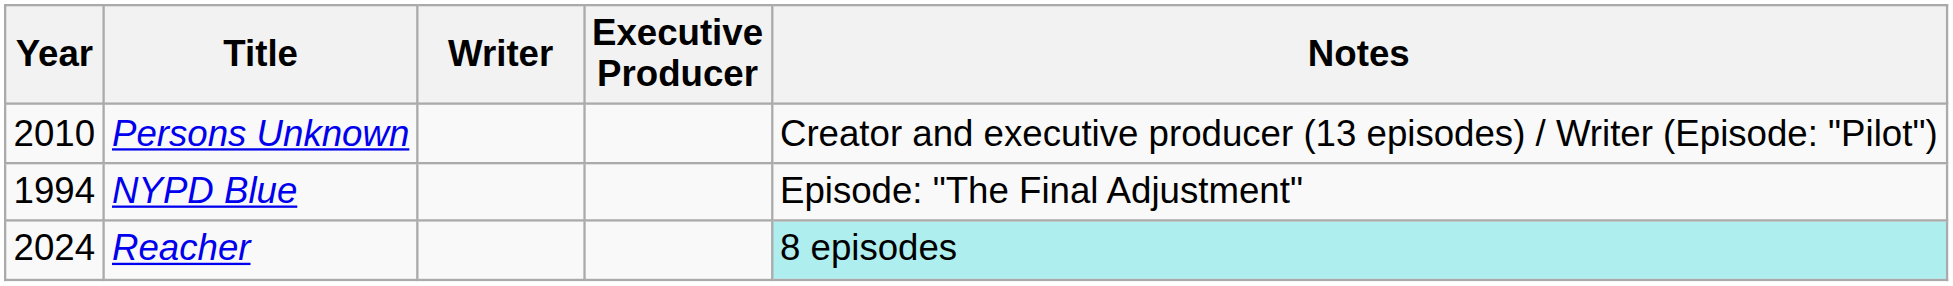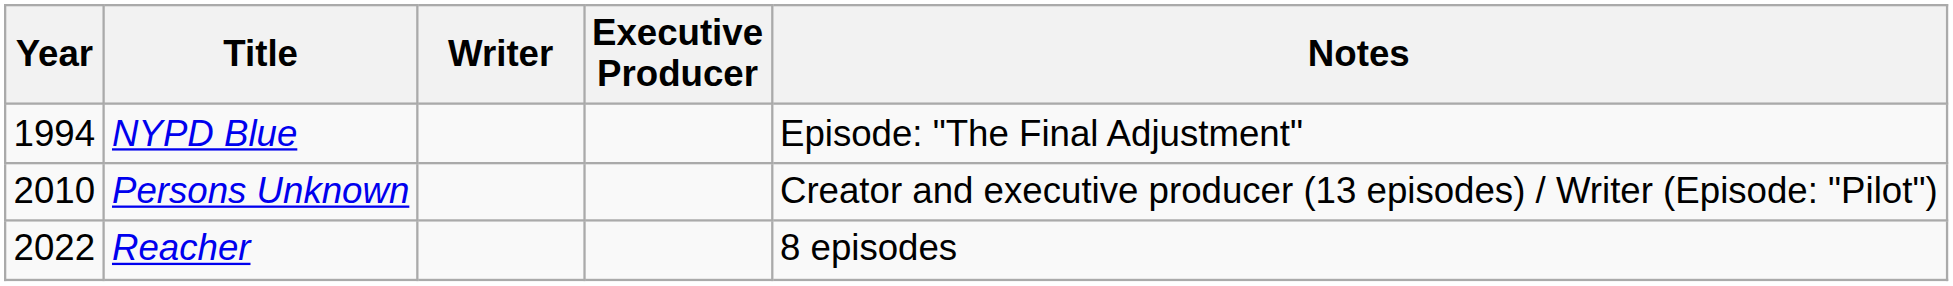rows swapped: (205, 190) <-> (261, 132)
(54, 249) 2024 -> (54, 249) 2022
(869, 249) paleturquoise background -> (869, 249) no background
